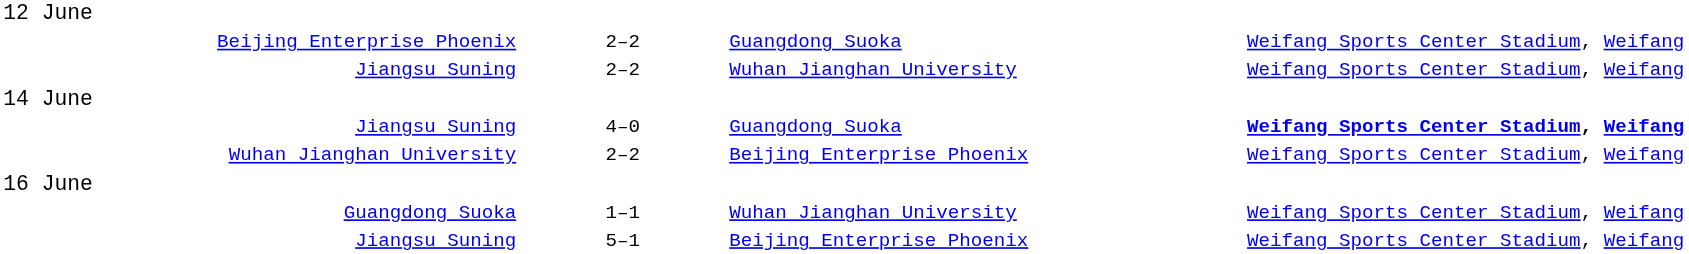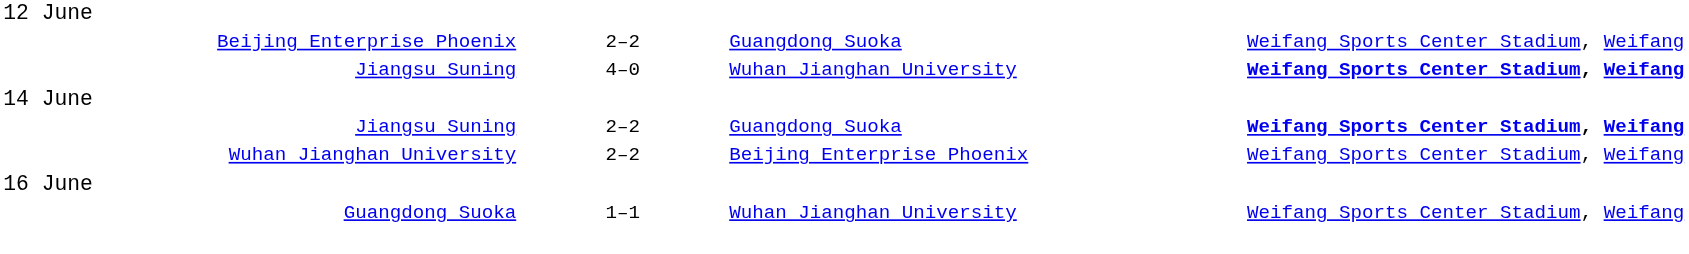(623, 70) 2–2 -> (623, 70) 4–0
(1466, 70) normal -> (1466, 70) bold
(623, 127) 4–0 -> (623, 127) 2–2
- row: (436, 241)
